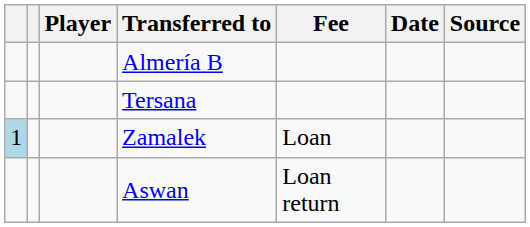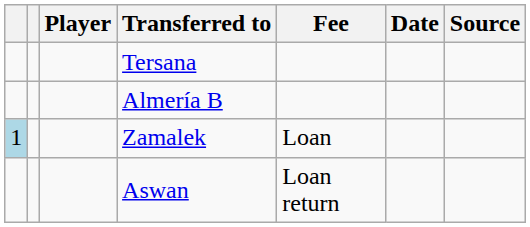rows swapped: (172, 61) <-> (159, 99)
